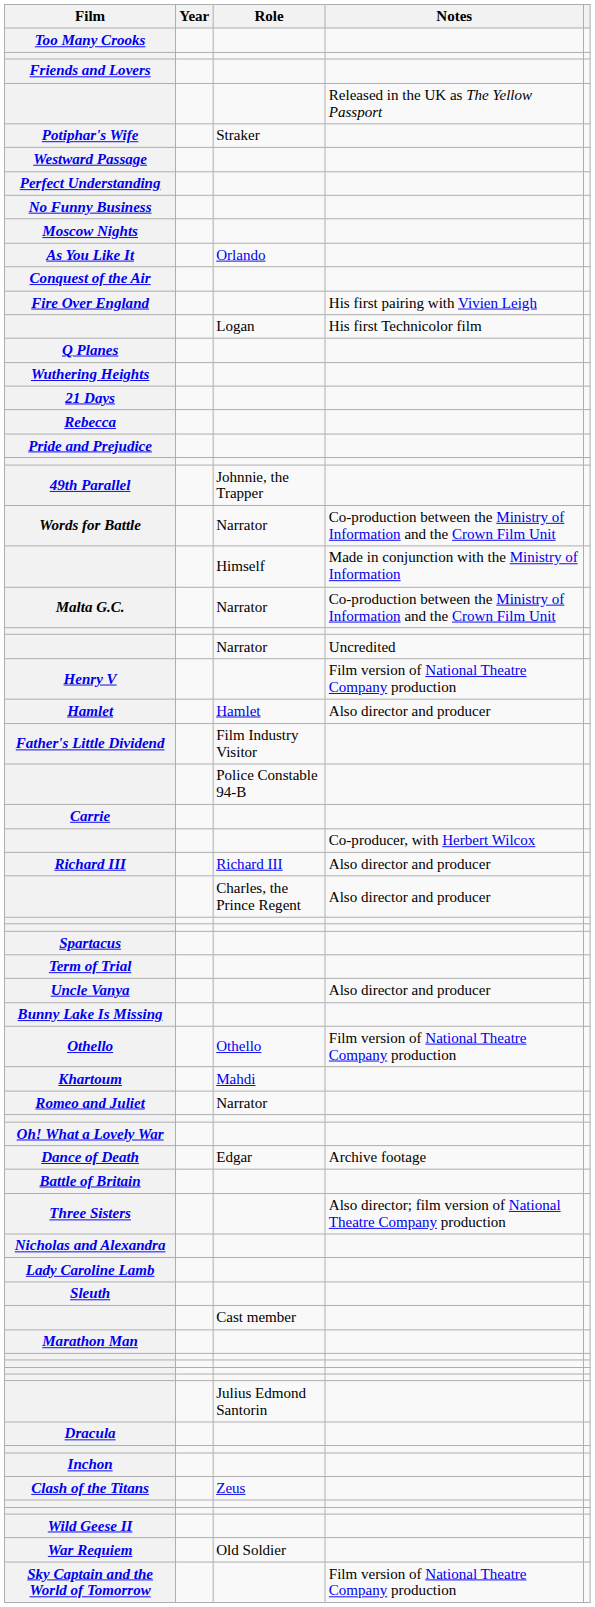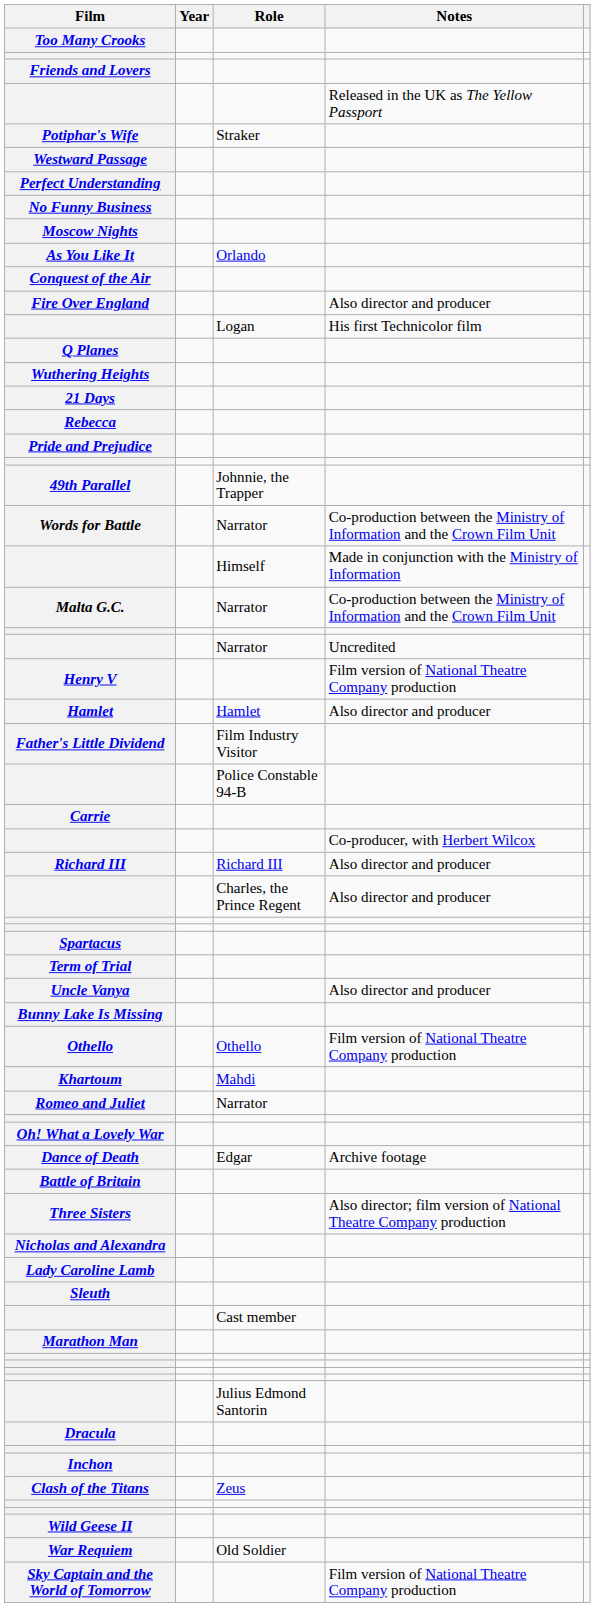(433, 302) His first pairing with Vivien Leigh -> (410, 302) Also director and producer
